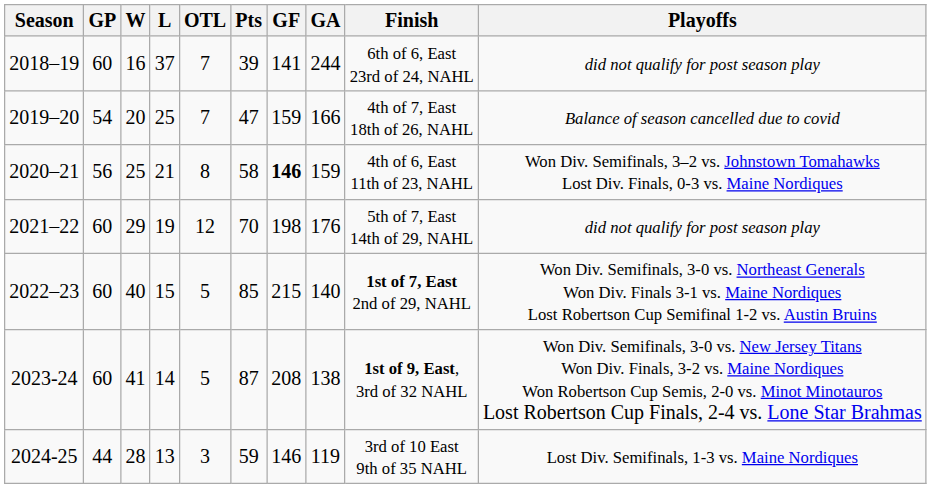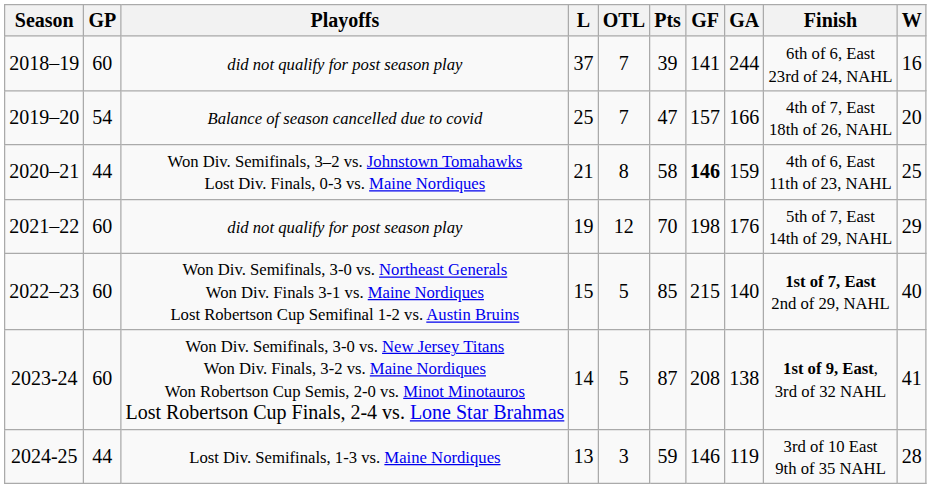columns swapped: (135, 20) <-> (702, 20)
(286, 117) 159 -> (705, 117) 157
(102, 171) 56 -> (102, 171) 44
